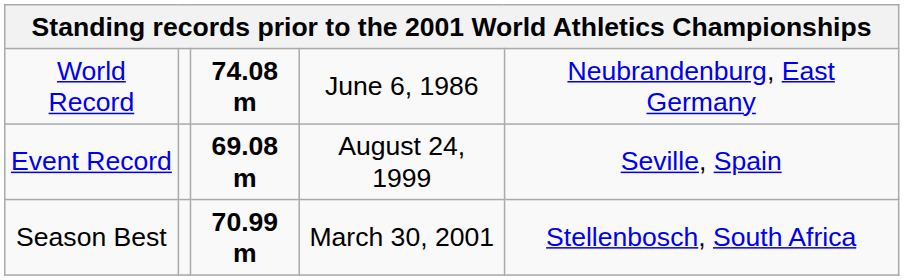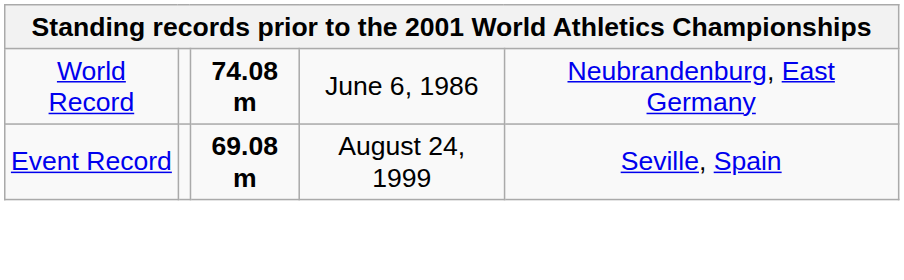- row: (91, 236)
